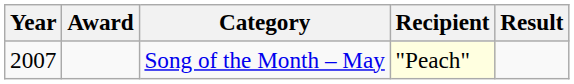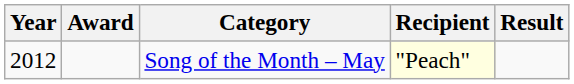(33, 59) 2007 -> (33, 59) 2012
